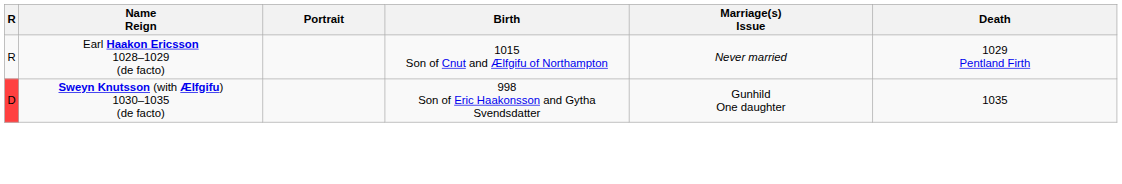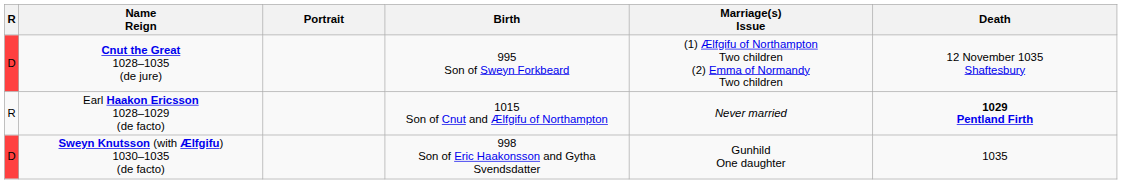+ row: (141, 63)
(995, 57) normal -> (995, 113) bold
